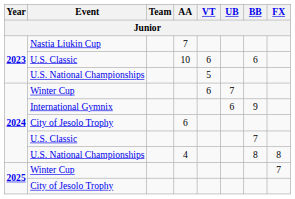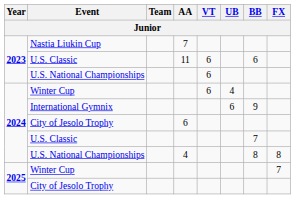(185, 59) 10 -> (185, 59) 11
(209, 75) 5 -> (209, 75) 6
(232, 91) 7 -> (232, 91) 4
